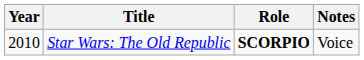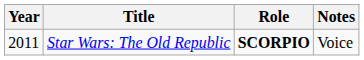(24, 42) 2010 -> (24, 42) 2011
